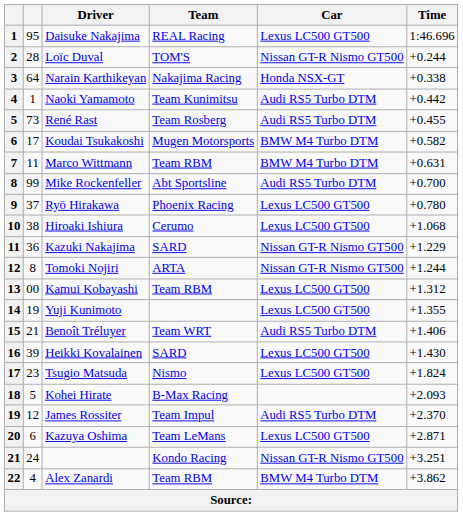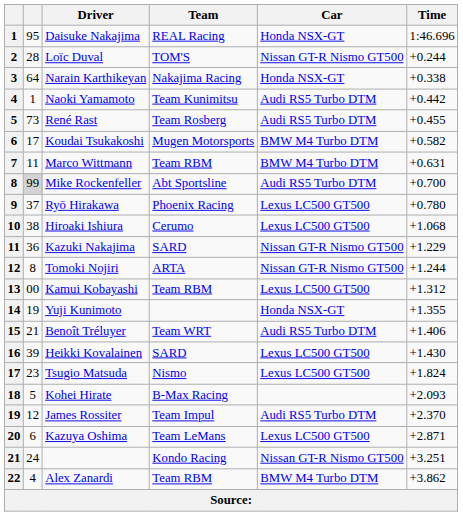(315, 35) Lexus LC500 GT500 -> (302, 35) Honda NSX-GT
(33, 183) no background -> (33, 183) lightgrey background
(315, 309) Lexus LC500 GT500 -> (302, 309) Honda NSX-GT
